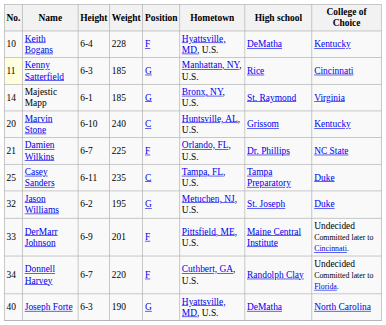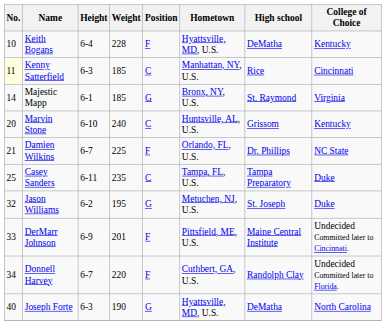(148, 71) G -> (148, 71) C
